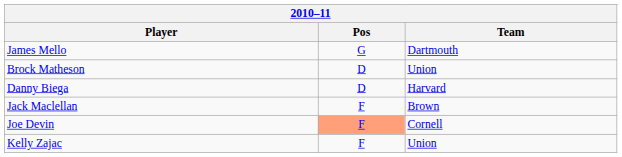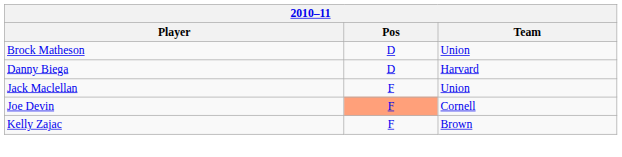- row: (37, 50)
(423, 106) Brown -> (455, 87) Union
(422, 143) Union -> (456, 124) Brown
